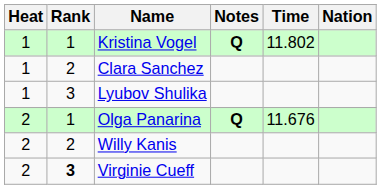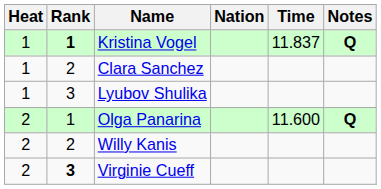columns swapped: (347, 17) <-> (237, 17)
(70, 42) normal -> (70, 42) bold
(291, 42) 11.802 -> (296, 42) 11.837
(291, 119) 11.676 -> (296, 119) 11.600
